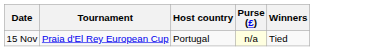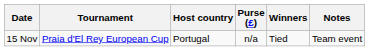+ column: (337, 18)
(251, 38) lightyellow background -> (251, 38) no background
